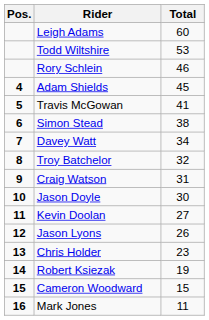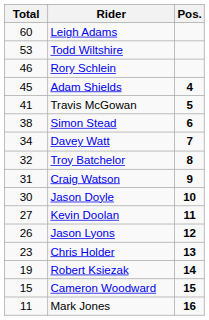columns swapped: (19, 14) <-> (183, 14)
